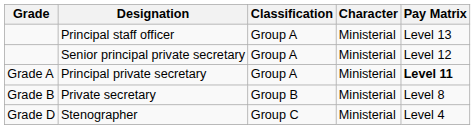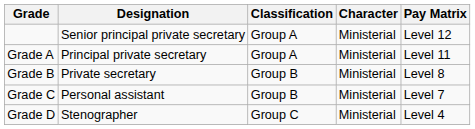- row: (118, 34)
(428, 74) bold -> (427, 54) normal
+ row: (113, 94)
